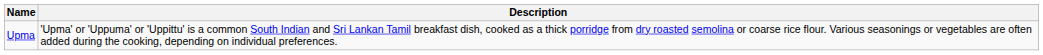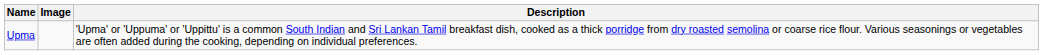+ column: (56, 12)
